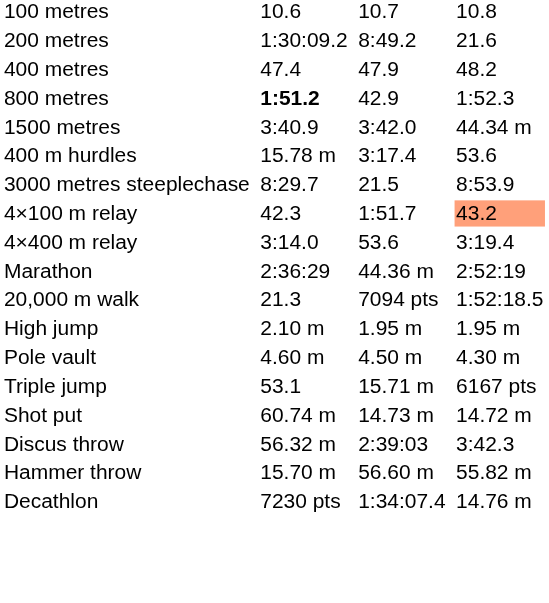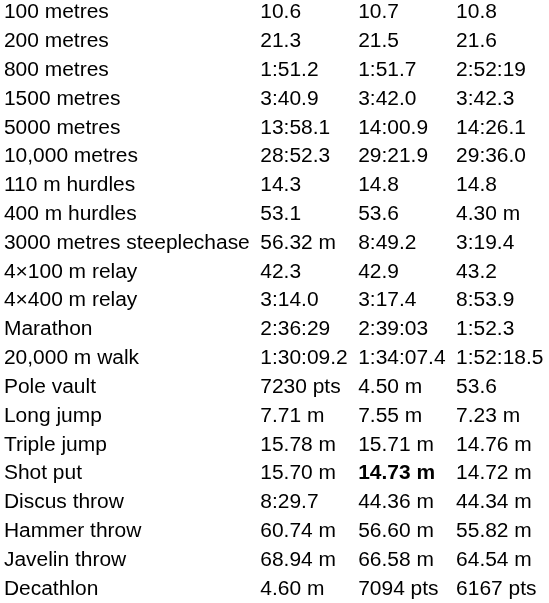(304, 40) 1:30:09.2 -> (281, 40) 21.3
(387, 40) 8:49.2 -> (379, 40) 21.5
- row: (56, 69)
(290, 98) bold -> (289, 69) normal
(379, 98) 42.9 -> (387, 69) 1:51.7
(485, 98) 1:52.3 -> (491, 69) 2:52:19
(494, 126) 44.34 m -> (485, 98) 3:42.3
+ row: (62, 126)
+ row: (71, 155)
+ row: (70, 184)
(298, 155) 15.78 m -> (281, 213) 53.1
(387, 155) 3:17.4 -> (379, 213) 53.6
(476, 155) 53.6 -> (488, 213) 4.30 m
(289, 184) 8:29.7 -> (298, 242) 56.32 m
(379, 184) 21.5 -> (387, 242) 8:49.2
(485, 184) 8:53.9 -> (485, 242) 3:19.4
(387, 213) 1:51.7 -> (379, 270) 42.9
(476, 213) lightsalmon background -> (476, 270) no background
(379, 242) 53.6 -> (387, 299) 3:17.4
(485, 242) 3:19.4 -> (485, 299) 8:53.9
(396, 270) 44.36 m -> (393, 328) 2:39:03
(491, 270) 2:52:19 -> (485, 328) 1:52.3
(281, 299) 21.3 -> (304, 357) 1:30:09.2
(398, 299) 7094 pts -> (402, 357) 1:34:07.4
- row: (51, 328)
(292, 357) 4.60 m -> (300, 386) 7230 pts
(488, 357) 4.30 m -> (476, 386) 53.6
+ row: (53, 415)
(281, 386) 53.1 -> (298, 443) 15.78 m
(496, 386) 6167 pts -> (494, 443) 14.76 m
(298, 415) 60.74 m -> (298, 472) 15.70 m
(396, 415) normal -> (397, 472) bold
(298, 443) 56.32 m -> (289, 501) 8:29.7
(393, 443) 2:39:03 -> (396, 501) 44.36 m
(485, 443) 3:42.3 -> (494, 501) 44.34 m
(298, 472) 15.70 m -> (298, 530) 60.74 m
+ row: (65, 559)
(300, 501) 7230 pts -> (292, 587) 4.60 m
(402, 501) 1:34:07.4 -> (398, 587) 7094 pts
(494, 501) 14.76 m -> (496, 587) 6167 pts
